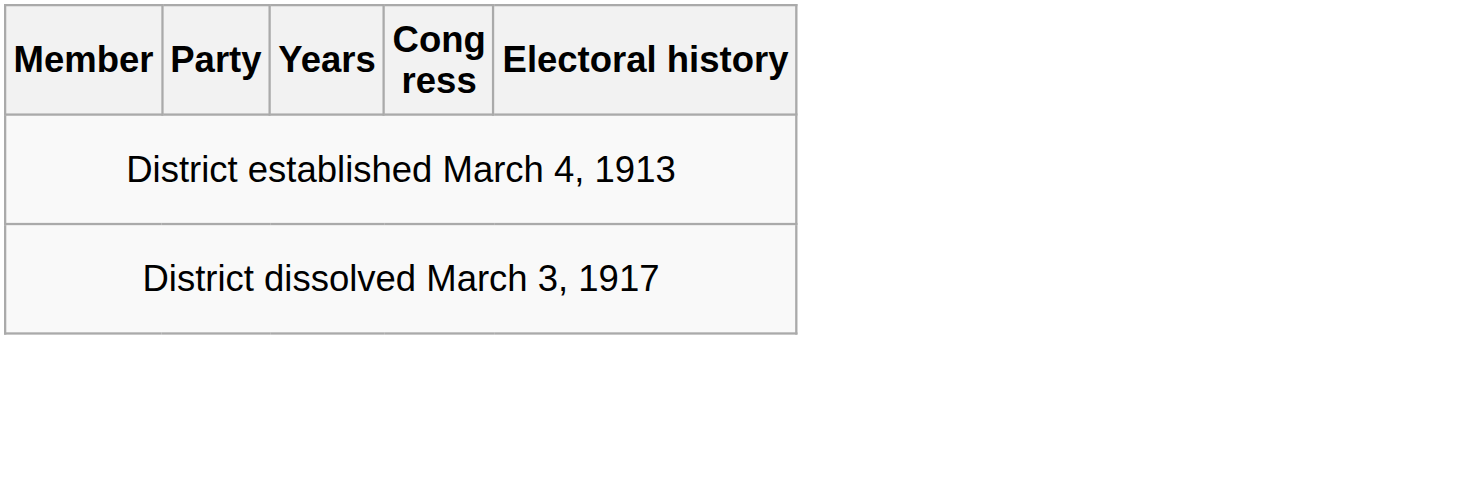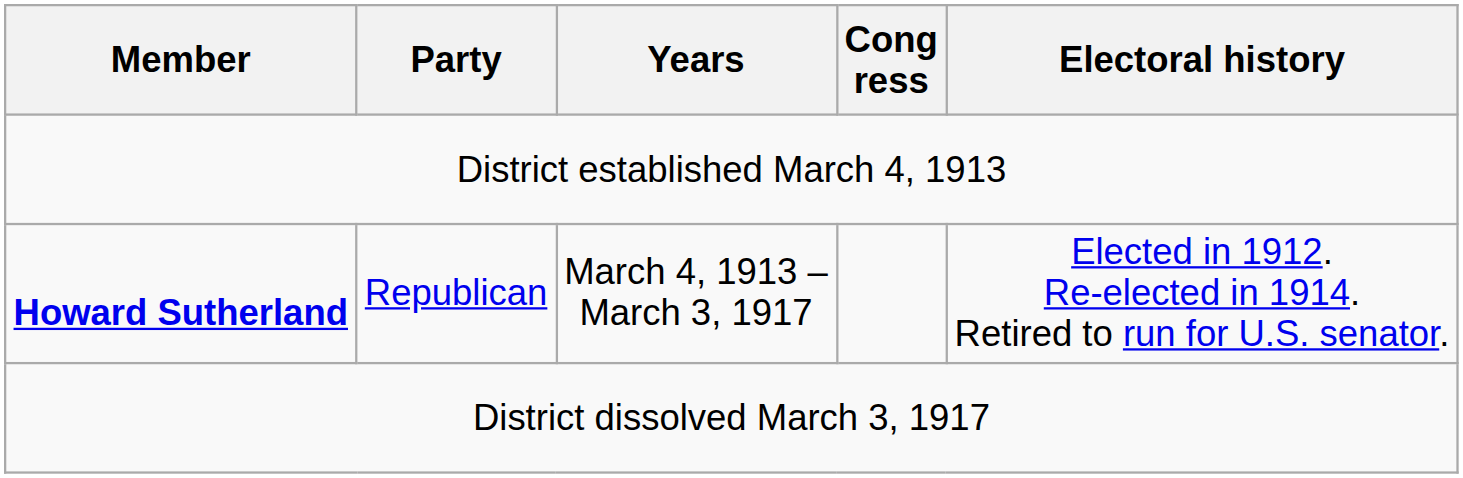+ row: (181, 313)
